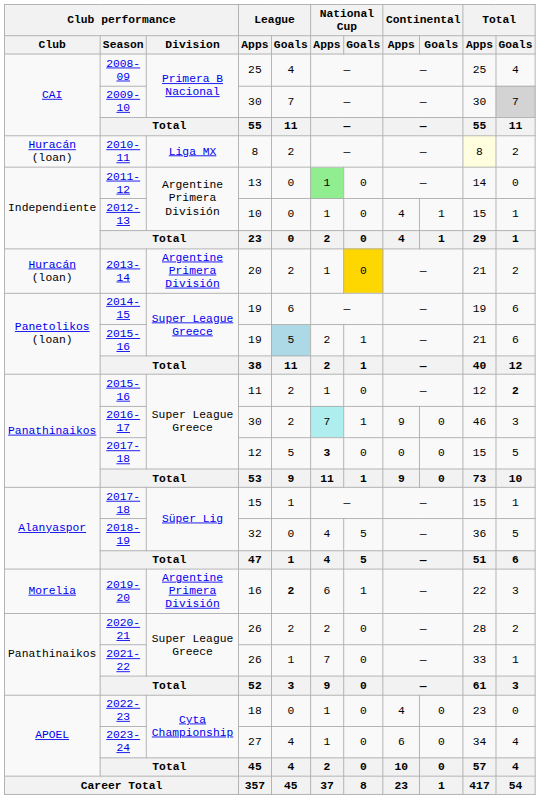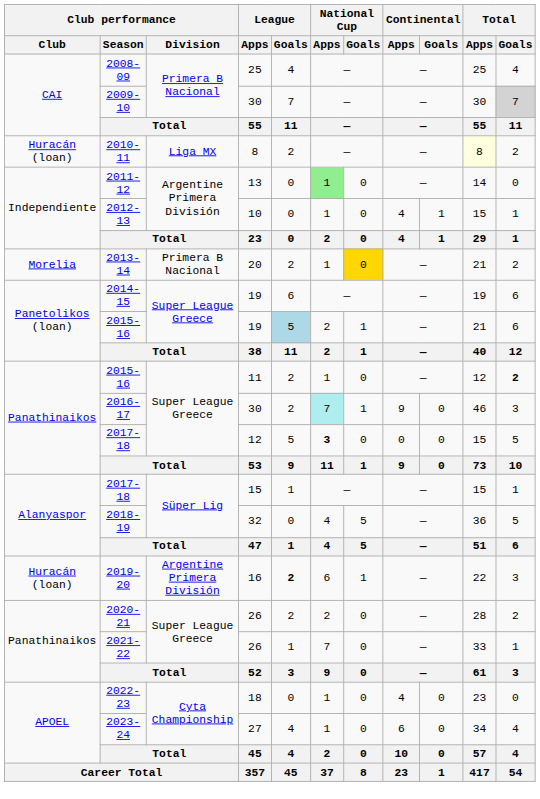(52, 271) Huracán (loan) -> (52, 264) Morelia
(193, 271) Argentine Primera División -> (193, 264) Primera B Nacional
(52, 591) Morelia -> (52, 578) Huracán (loan)
